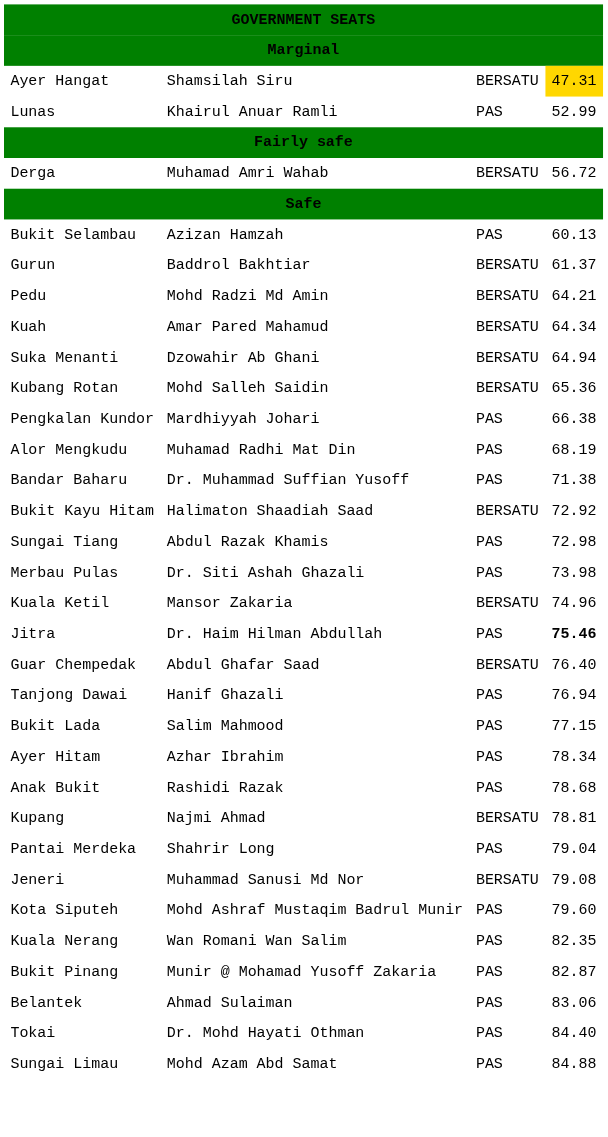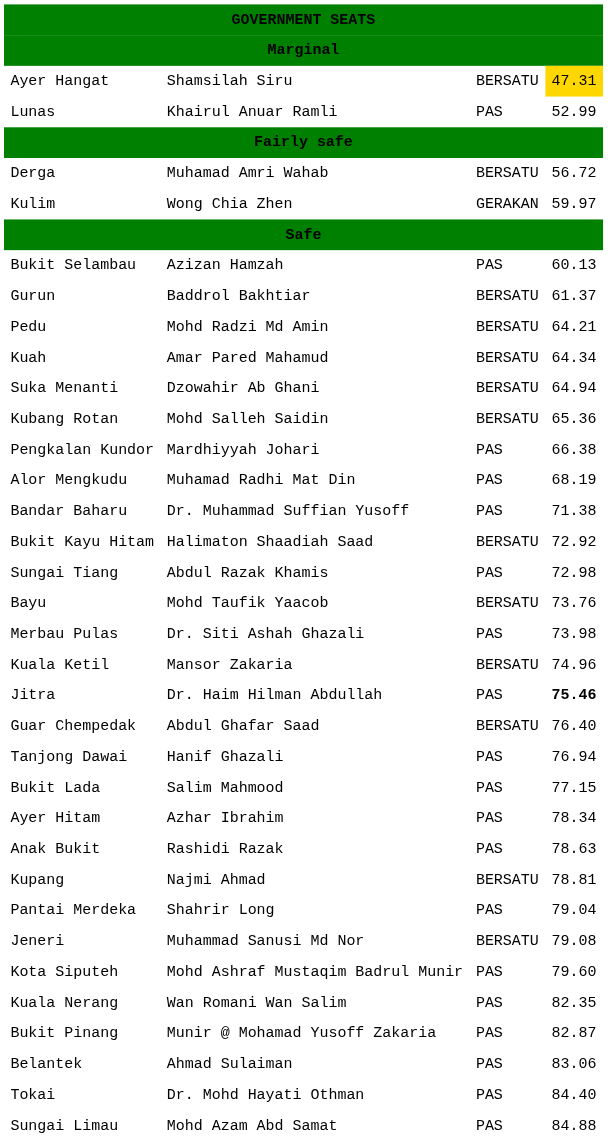+ row: (33, 204)
+ row: (28, 603)
(574, 787) 78.68 -> (574, 849) 78.63
